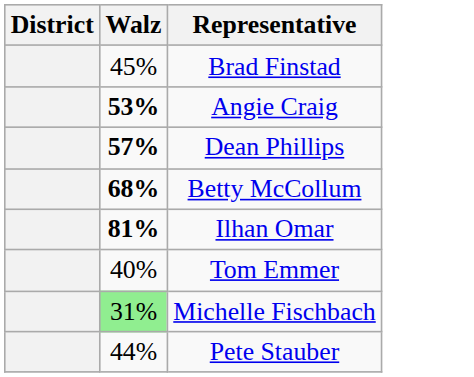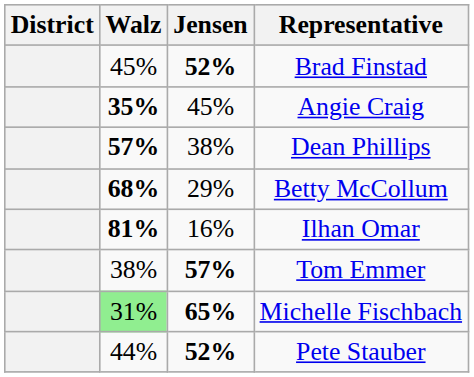+ column: (210, 24)
(133, 106) 53% -> (133, 106) 35%
(133, 270) 40% -> (133, 270) 38%
